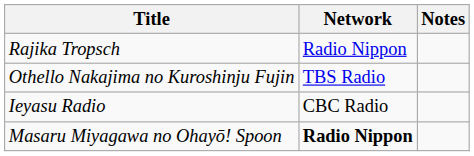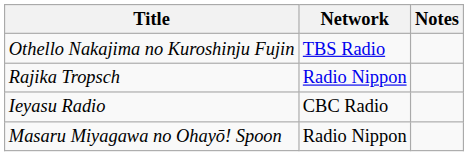rows swapped: (64, 48) <-> (152, 77)
(358, 135) bold -> (355, 135) normal
